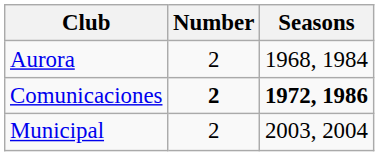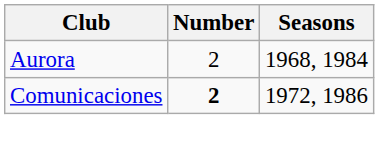(316, 95) bold -> (316, 95) normal
- row: (57, 131)
